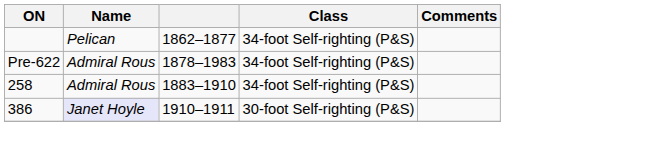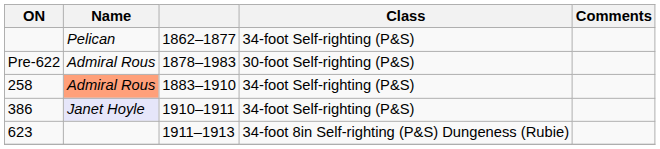(329, 62) 34-foot Self-righting (P&S) -> (329, 62) 30-foot Self-righting (P&S)
(111, 86) no background -> (111, 86) lightsalmon background
(329, 109) 30-foot Self-righting (P&S) -> (329, 109) 34-foot Self-righting (P&S)
+ row: (20, 132)
